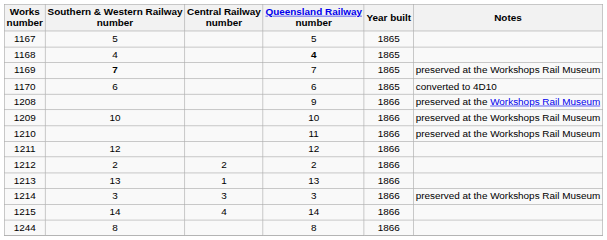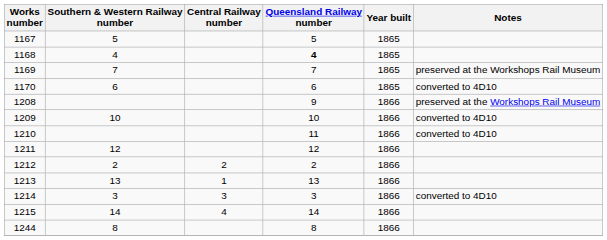(115, 70) bold -> (115, 70) normal
(508, 117) preserved at the Workshops Rail Museum -> (456, 117) converted to 4D10
(508, 133) preserved at the Workshops Rail Museum -> (456, 133) converted to 4D10
(508, 196) preserved at the Workshops Rail Museum -> (456, 196) converted to 4D10
